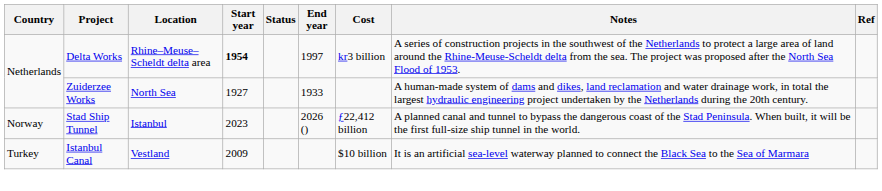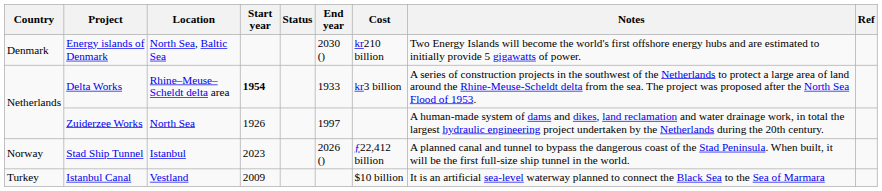+ row: (105, 50)
(312, 56) 1997 -> (329, 86) 1933
(237, 93) 1927 -> (254, 123) 1926
(312, 93) 1933 -> (329, 123) 1997
